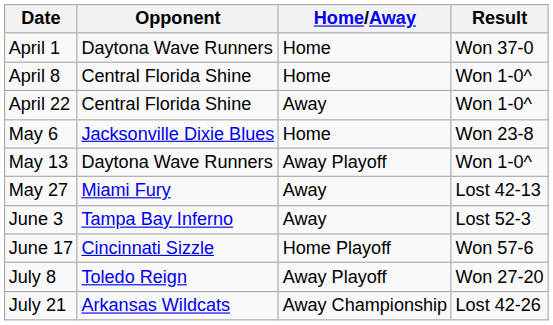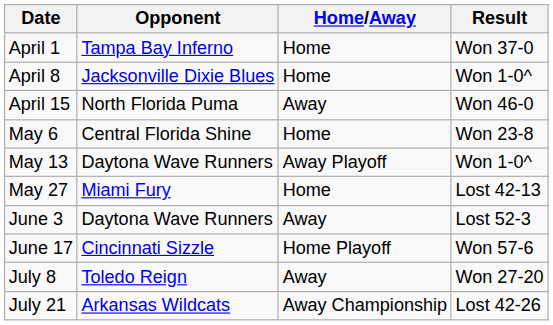(177, 47) Daytona Wave Runners -> (157, 47) Tampa Bay Inferno
(166, 76) Central Florida Shine -> (178, 76) Jacksonville Dixie Blues
+ row: (39, 104)
- row: (39, 104)
(178, 133) Jacksonville Dixie Blues -> (166, 133) Central Florida Shine
(305, 190) Away -> (307, 190) Home
(157, 219) Tampa Bay Inferno -> (177, 219) Daytona Wave Runners
(335, 276) Away Playoff -> (305, 276) Away
